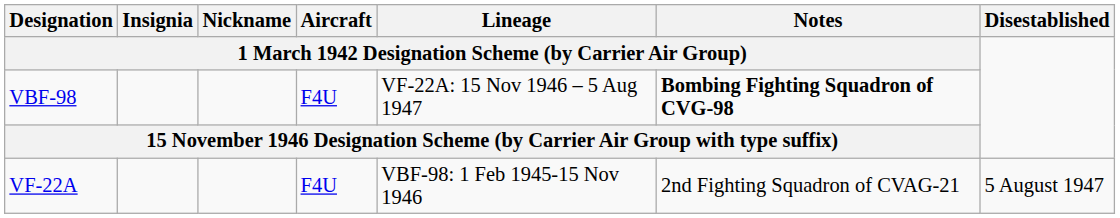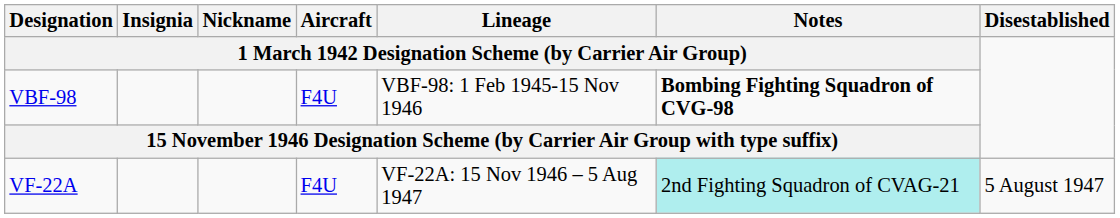(509, 97) VF-22A: 15 Nov 1946 – 5 Aug 1947 -> (500, 97) VBF-98: 1 Feb 1945-15 Nov 1946
(500, 185) VBF-98: 1 Feb 1945-15 Nov 1946 -> (509, 185) VF-22A: 15 Nov 1946 – 5 Aug 1947
(810, 185) no background -> (810, 185) paleturquoise background
